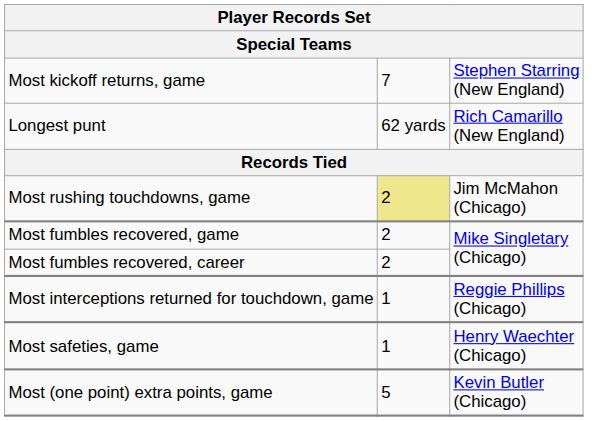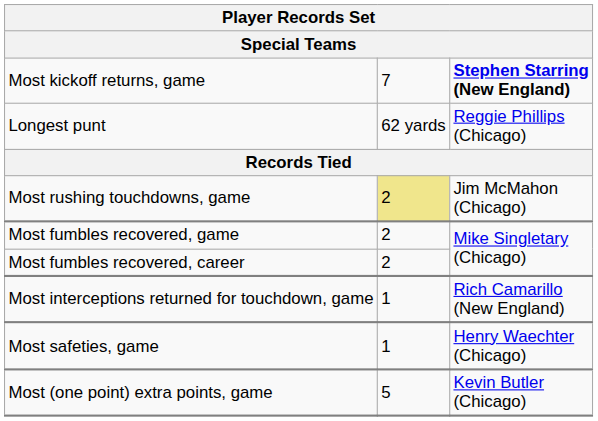(517, 80) normal -> (521, 80) bold
(509, 126) Rich Camarillo (New England) -> (509, 126) Reggie Phillips (Chicago)
(509, 299) Reggie Phillips (Chicago) -> (509, 299) Rich Camarillo (New England)
